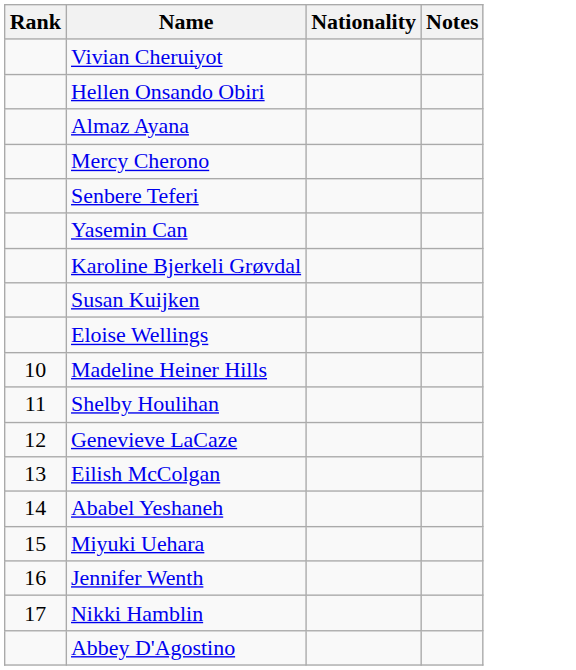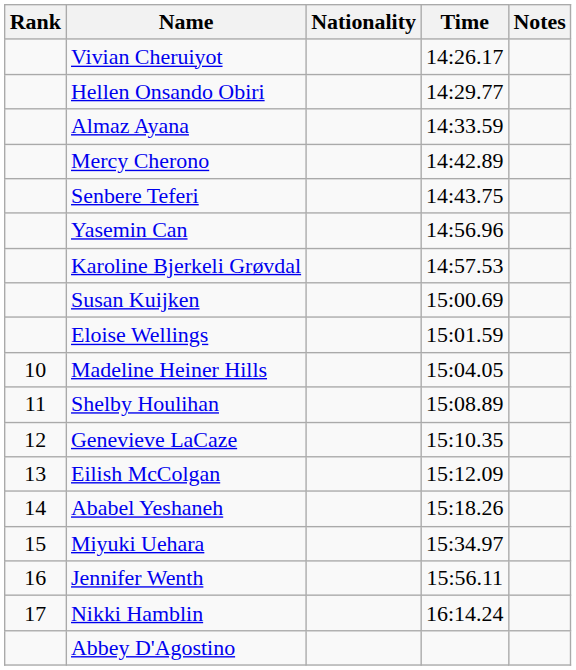+ column: (465, 21)
